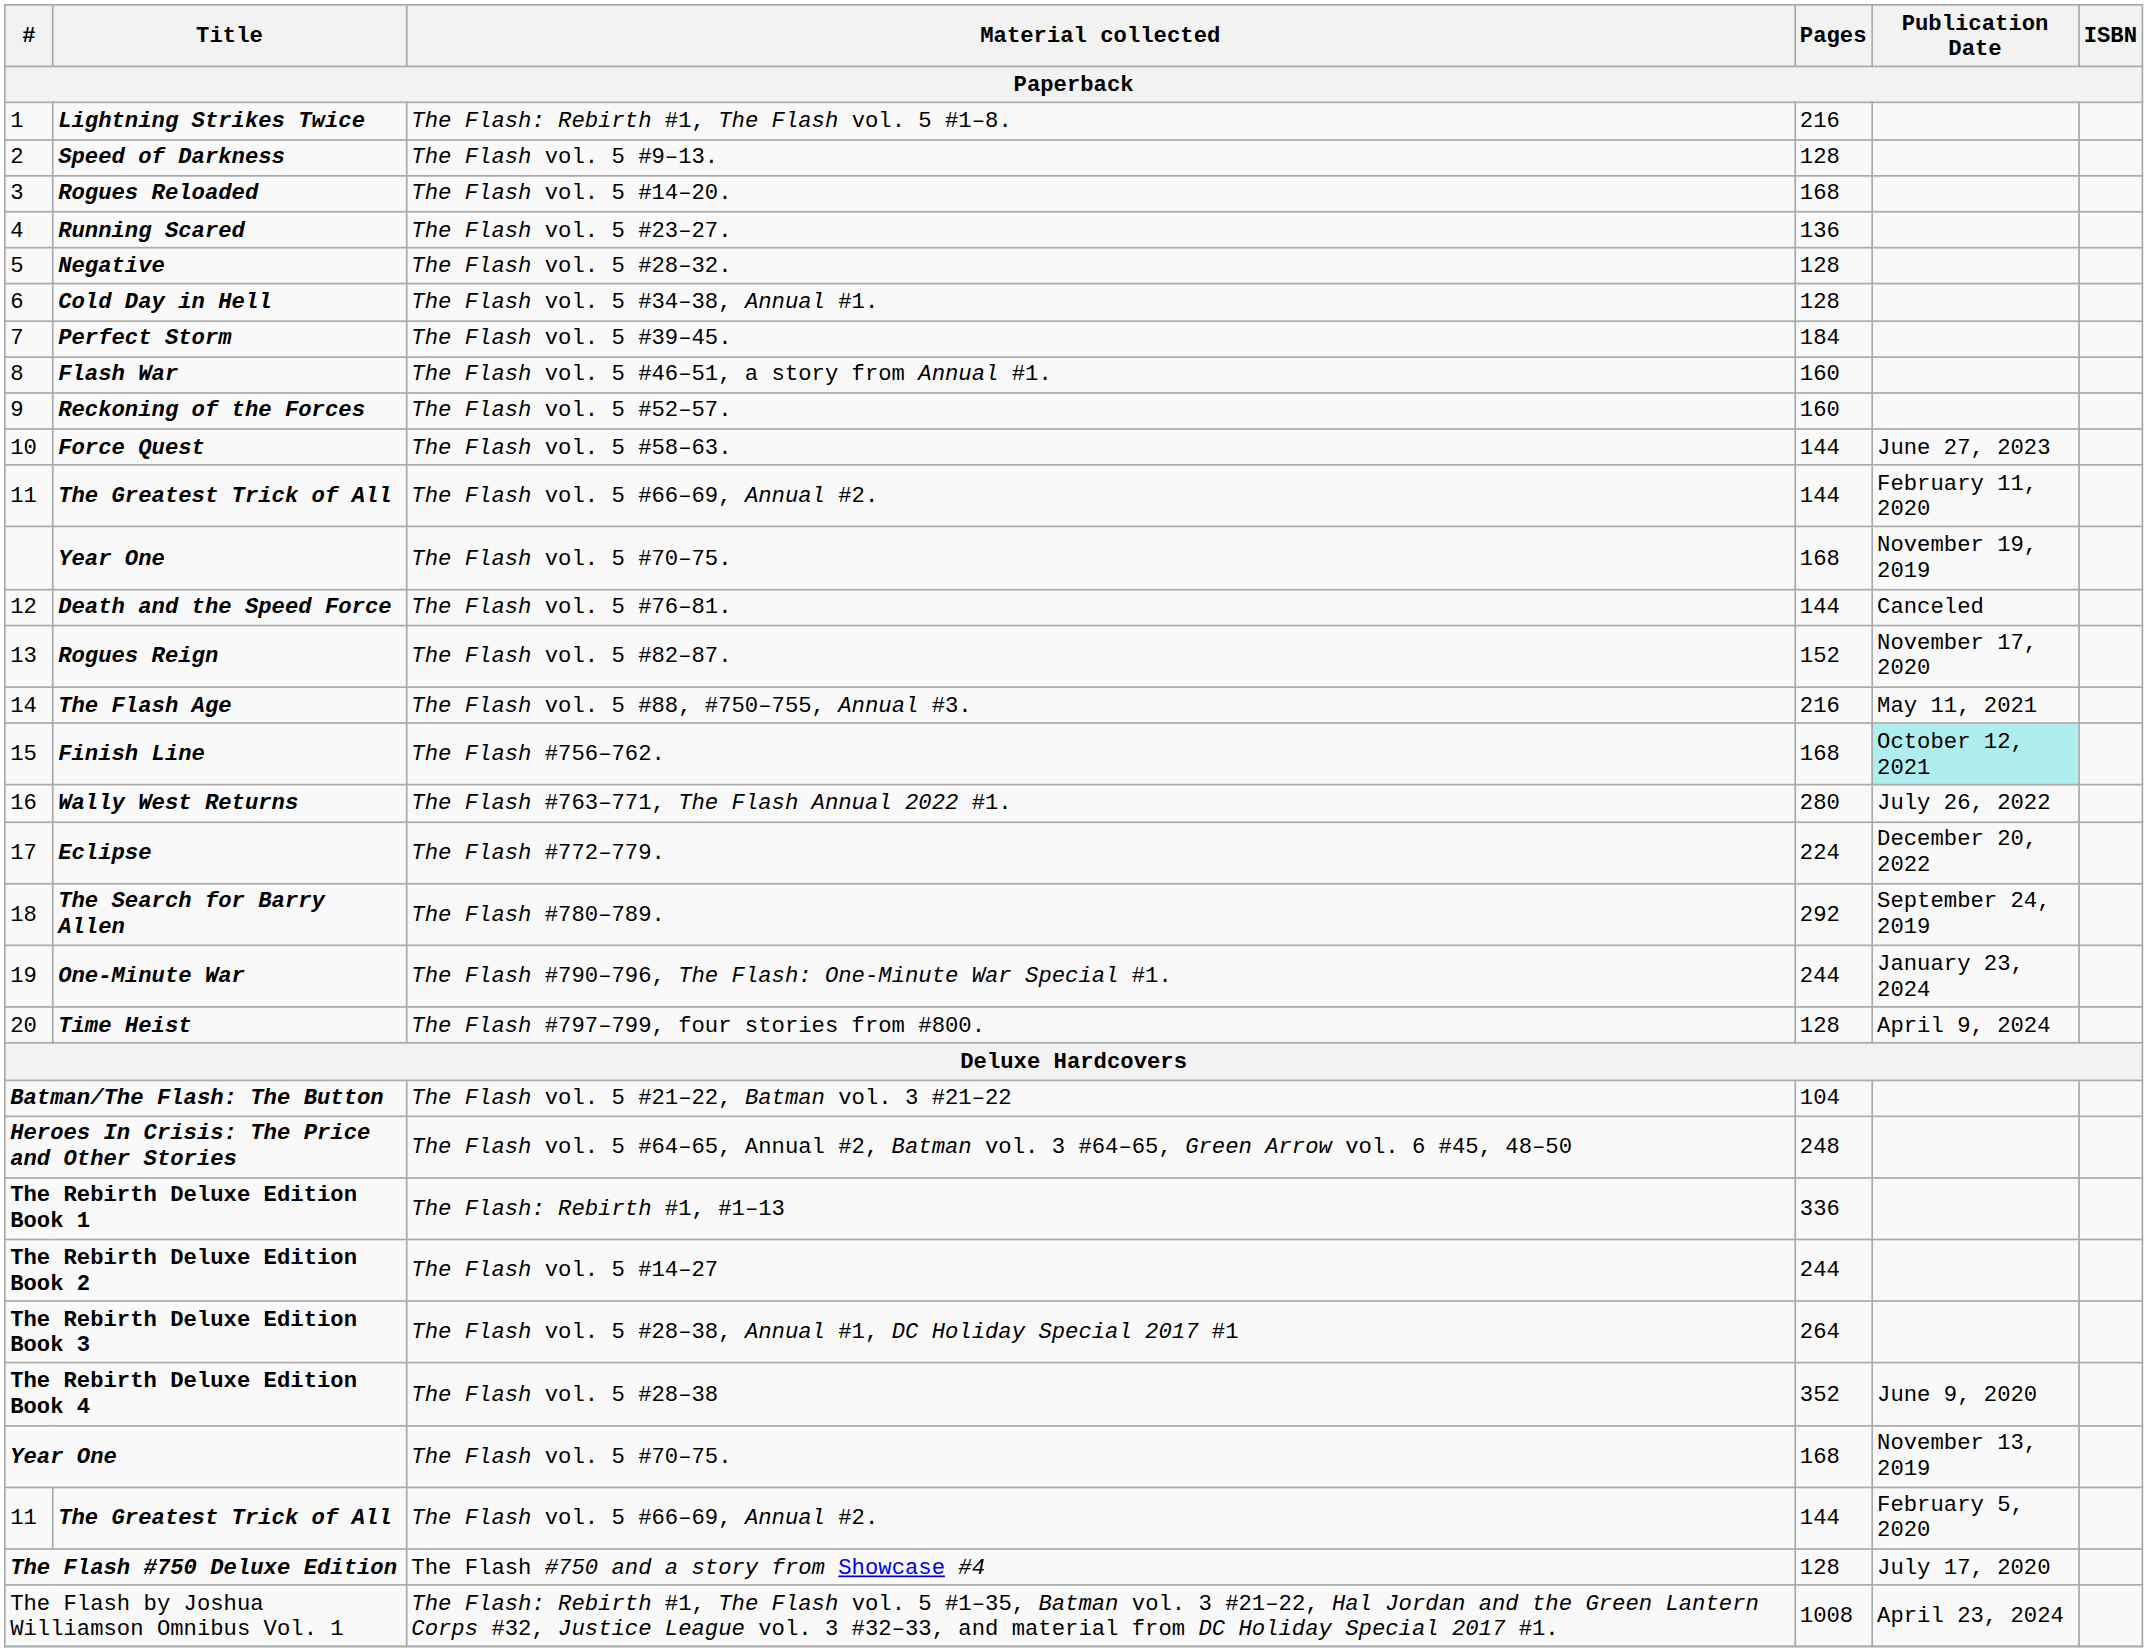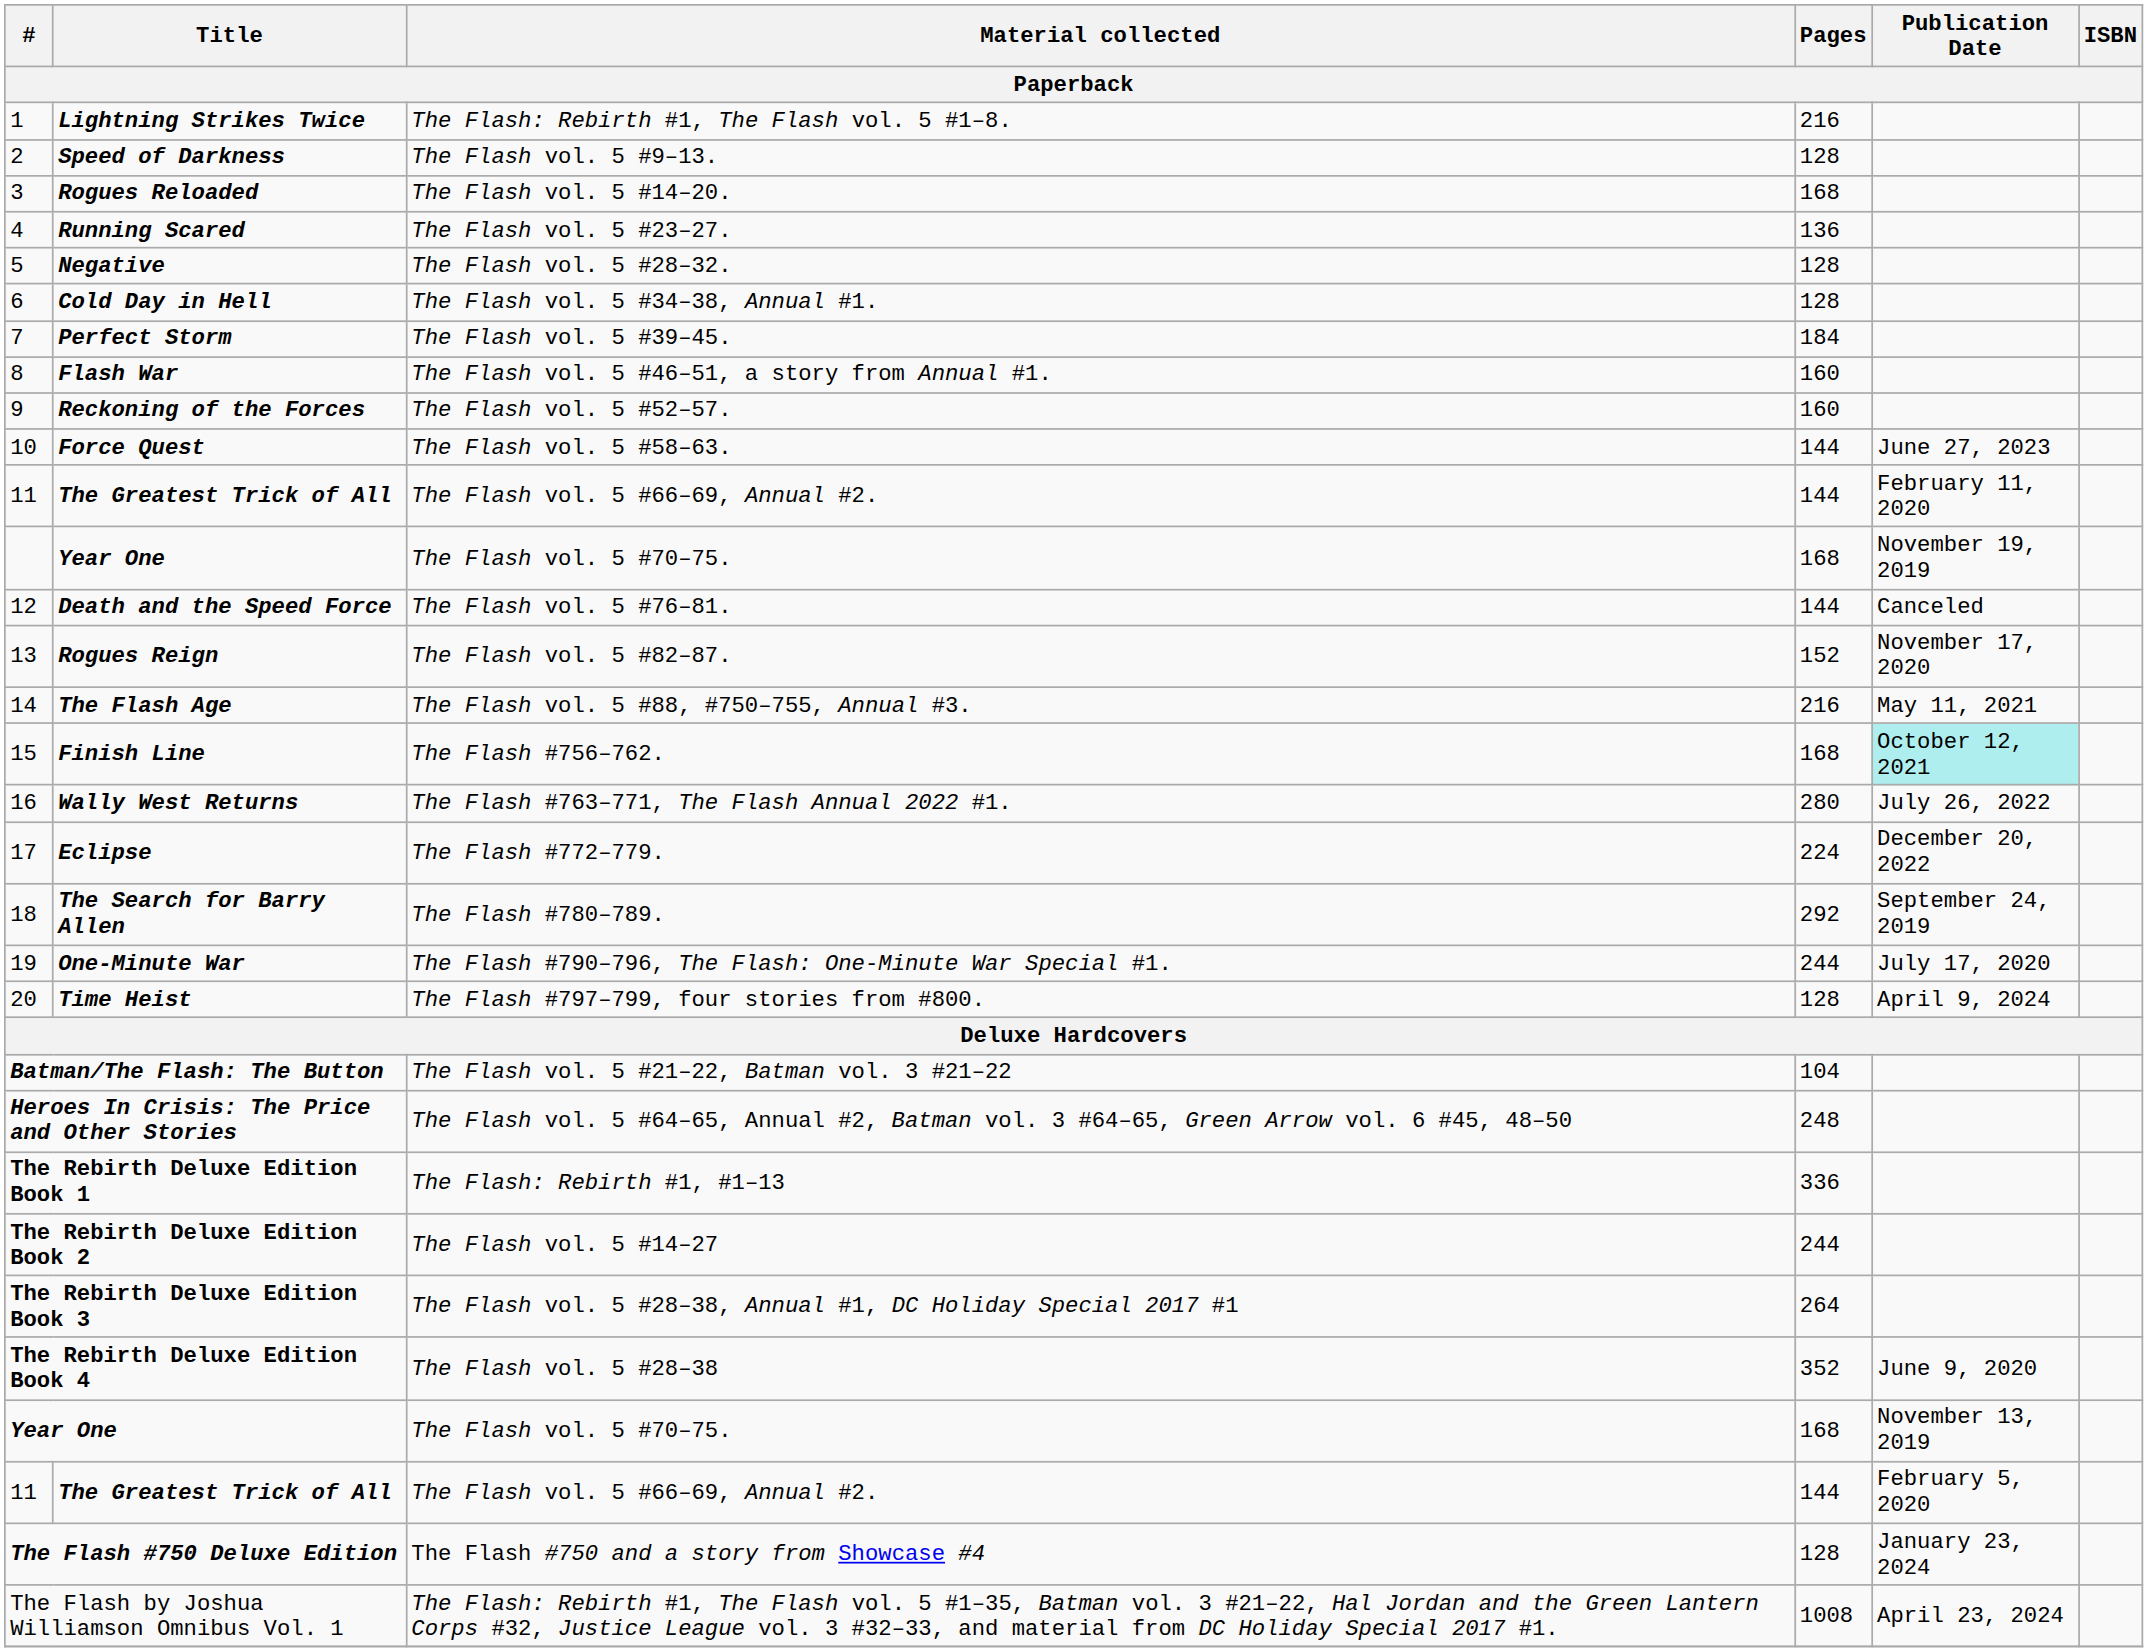(1950, 976) January 23, 2024 -> (1964, 963) July 17, 2020
(1964, 1567) July 17, 2020 -> (1950, 1554) January 23, 2024
